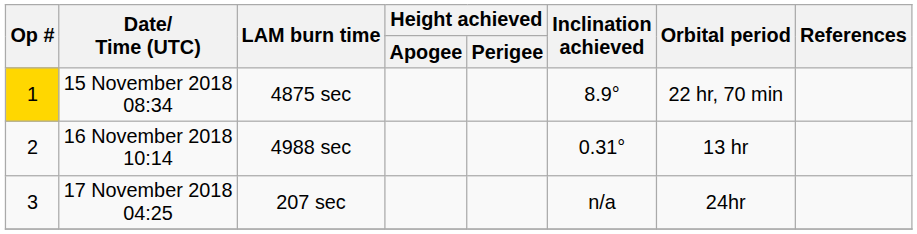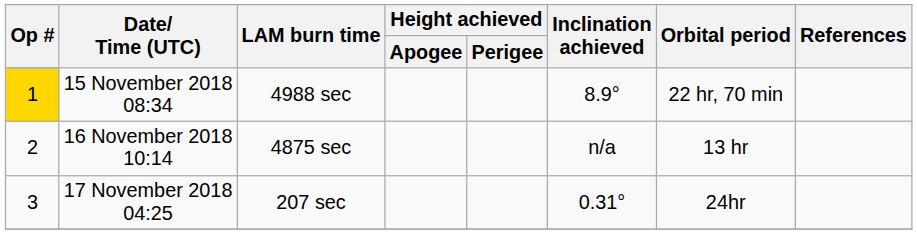(311, 94) 4875 sec -> (311, 94) 4988 sec
(311, 148) 4988 sec -> (311, 148) 4875 sec
(602, 148) 0.31° -> (602, 148) n/a
(602, 201) n/a -> (602, 201) 0.31°
